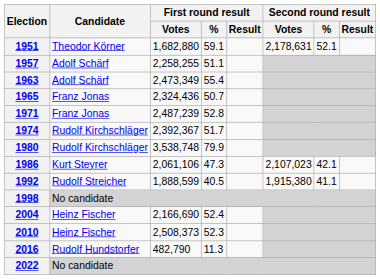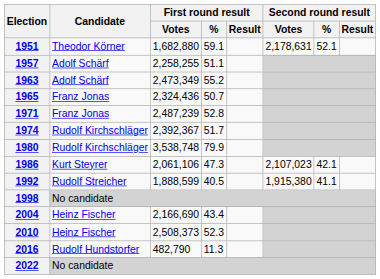(214, 79) 55.4 -> (214, 79) 55.2
(214, 214) 52.4 -> (214, 214) 43.4
